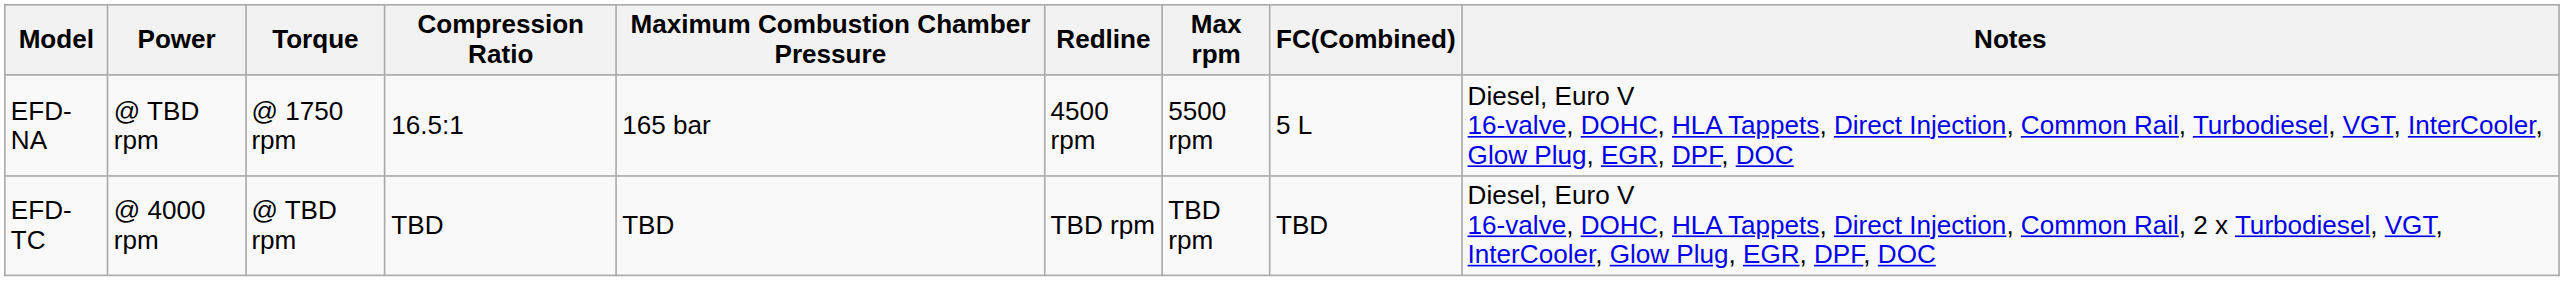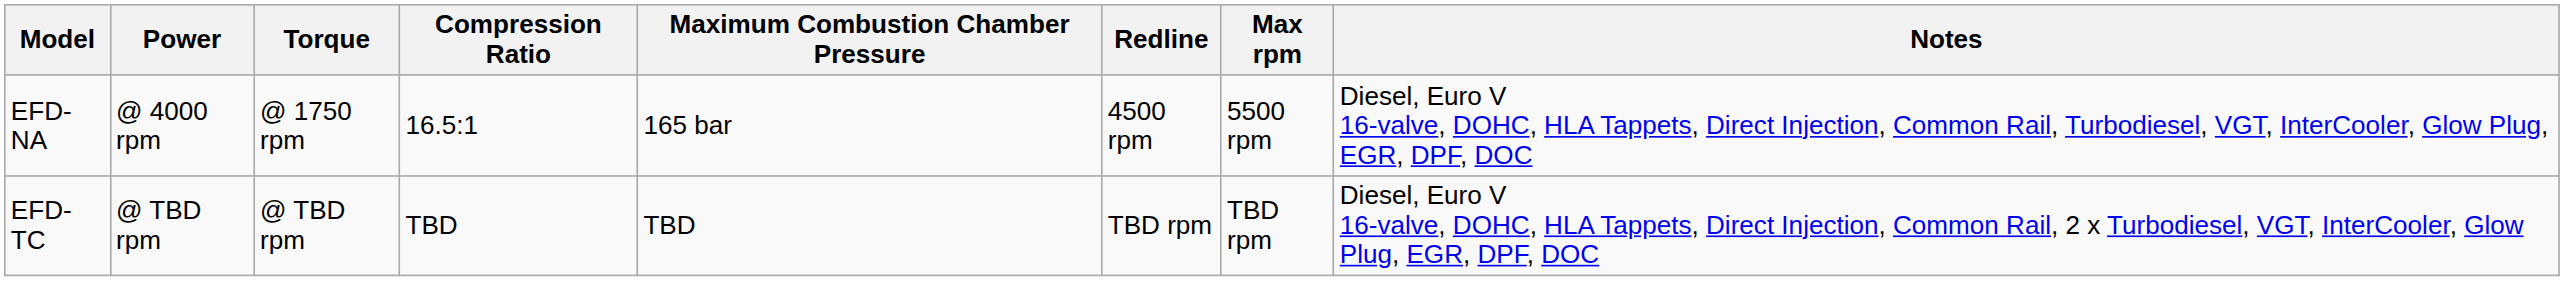- column: (1366, 39)
(157, 125) @ TBD rpm -> (162, 125) @ 4000 rpm
(160, 225) @ 4000 rpm -> (159, 225) @ TBD rpm
